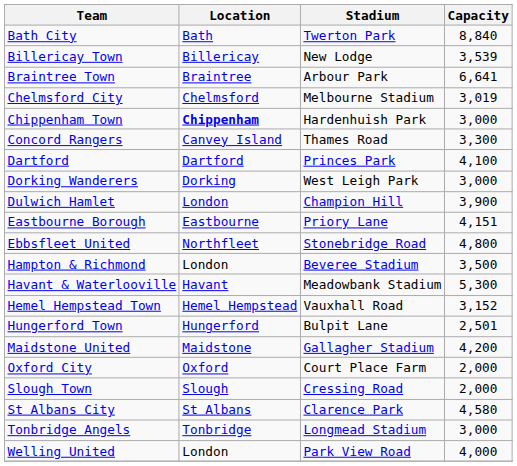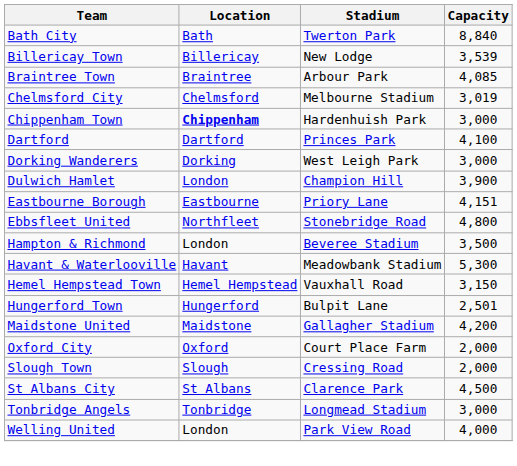(478, 77) 6,641 -> (478, 77) 4,085
- row: (65, 139)
(478, 306) 3,152 -> (478, 285) 3,150
(478, 409) 4,580 -> (478, 389) 4,500
